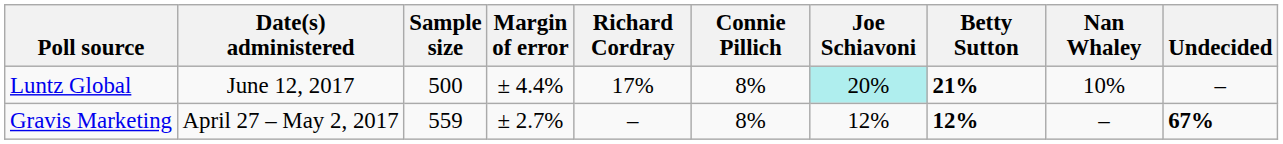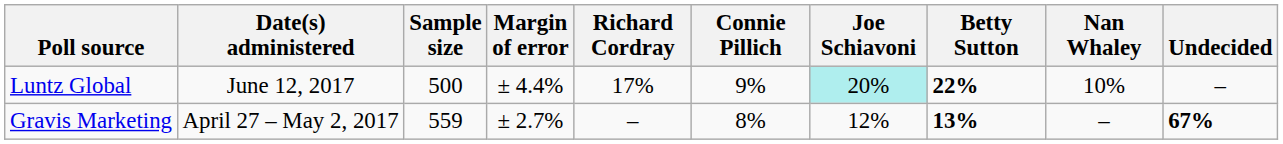(751, 84) 8% -> (751, 84) 9%
(955, 84) 21% -> (955, 84) 22%
(955, 120) 12% -> (955, 120) 13%
